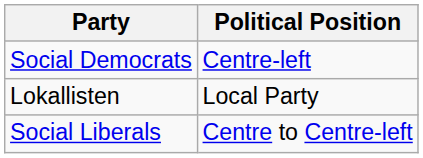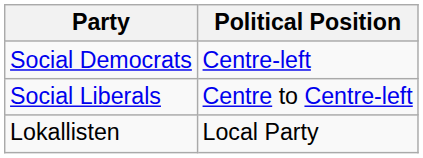rows swapped: (86, 133) <-> (65, 96)
